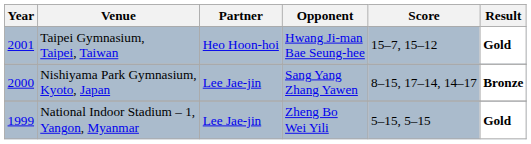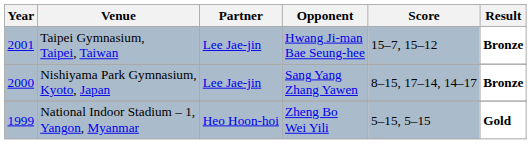(241, 45) Heo Hoon-hoi -> (232, 45) Lee Jae-jin
(497, 45) Gold -> (503, 45) Bronze
(232, 120) Lee Jae-jin -> (241, 120) Heo Hoon-hoi
